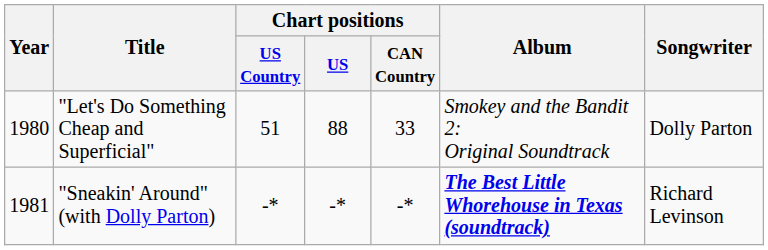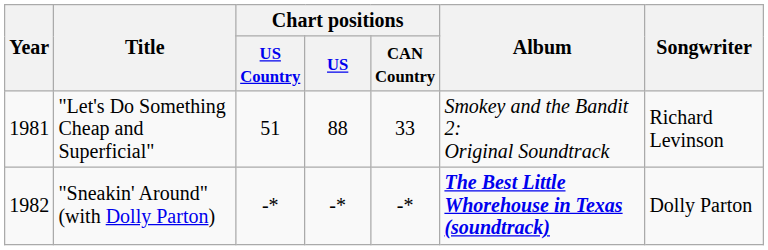(29, 128) 1980 -> (29, 128) 1981
(701, 128) Dolly Parton -> (687, 128) Richard Levinson
(29, 205) 1981 -> (29, 205) 1982
(687, 205) Richard Levinson -> (701, 205) Dolly Parton
